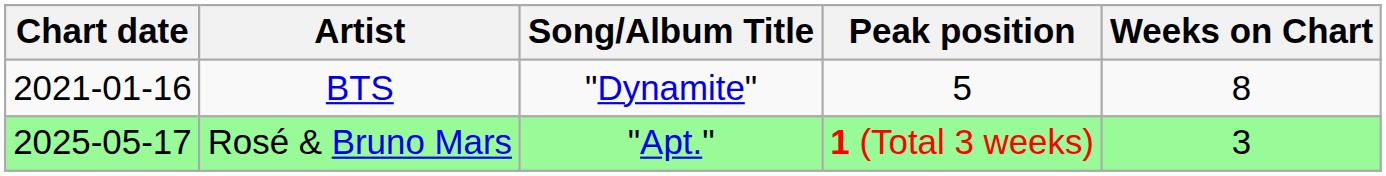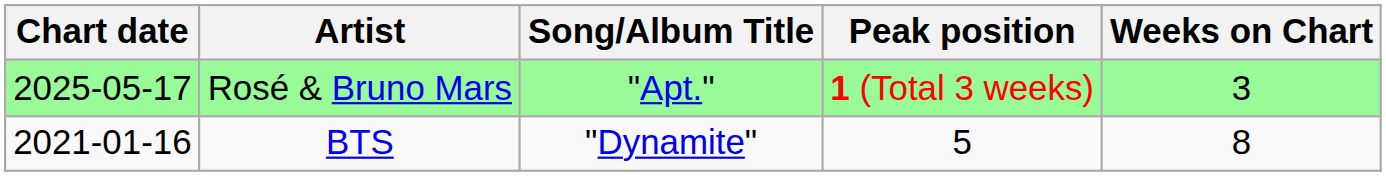rows swapped: (360, 87) <-> (360, 142)
